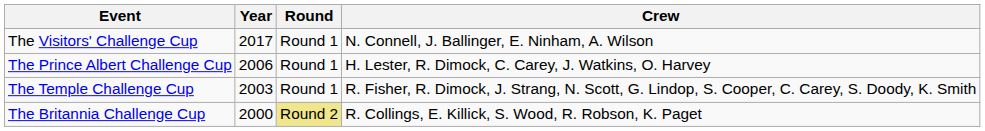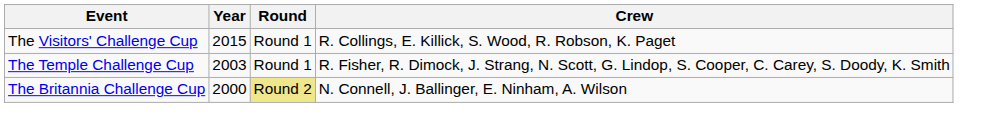(256, 41) 2017 -> (229, 41) 2015
(499, 41) N. Connell, J. Ballinger, E. Ninham, A. Wilson -> (497, 41) R. Collings, E. Killick, S. Wood, R. Robson, K. Paget
- row: (120, 65)
(524, 114) R. Collings, E. Killick, S. Wood, R. Robson, K. Paget -> (473, 89) N. Connell, J. Ballinger, E. Ninham, A. Wilson
